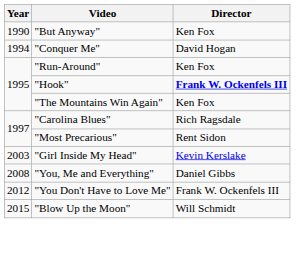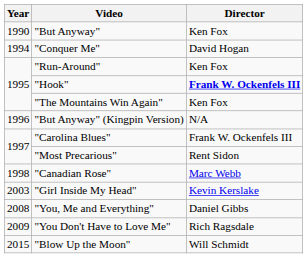+ row: (109, 119)
(208, 119) Rich Ragsdale -> (241, 137) Frank W. Ockenfels III
+ row: (73, 173)
(18, 191) 2012 -> (18, 226) 2009
(227, 191) Frank W. Ockenfels III -> (221, 226) Rich Ragsdale
